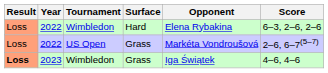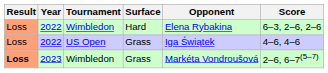(212, 43) Markéta Vondroušová -> (190, 42) Iga Świątek
(291, 43) 2–6, 6–7(5–7) -> (281, 42) 4–6, 4–6
(190, 60) Iga Świątek -> (212, 59) Markéta Vondroušová
(281, 60) 4–6, 4–6 -> (291, 59) 2–6, 6–7(5–7)
